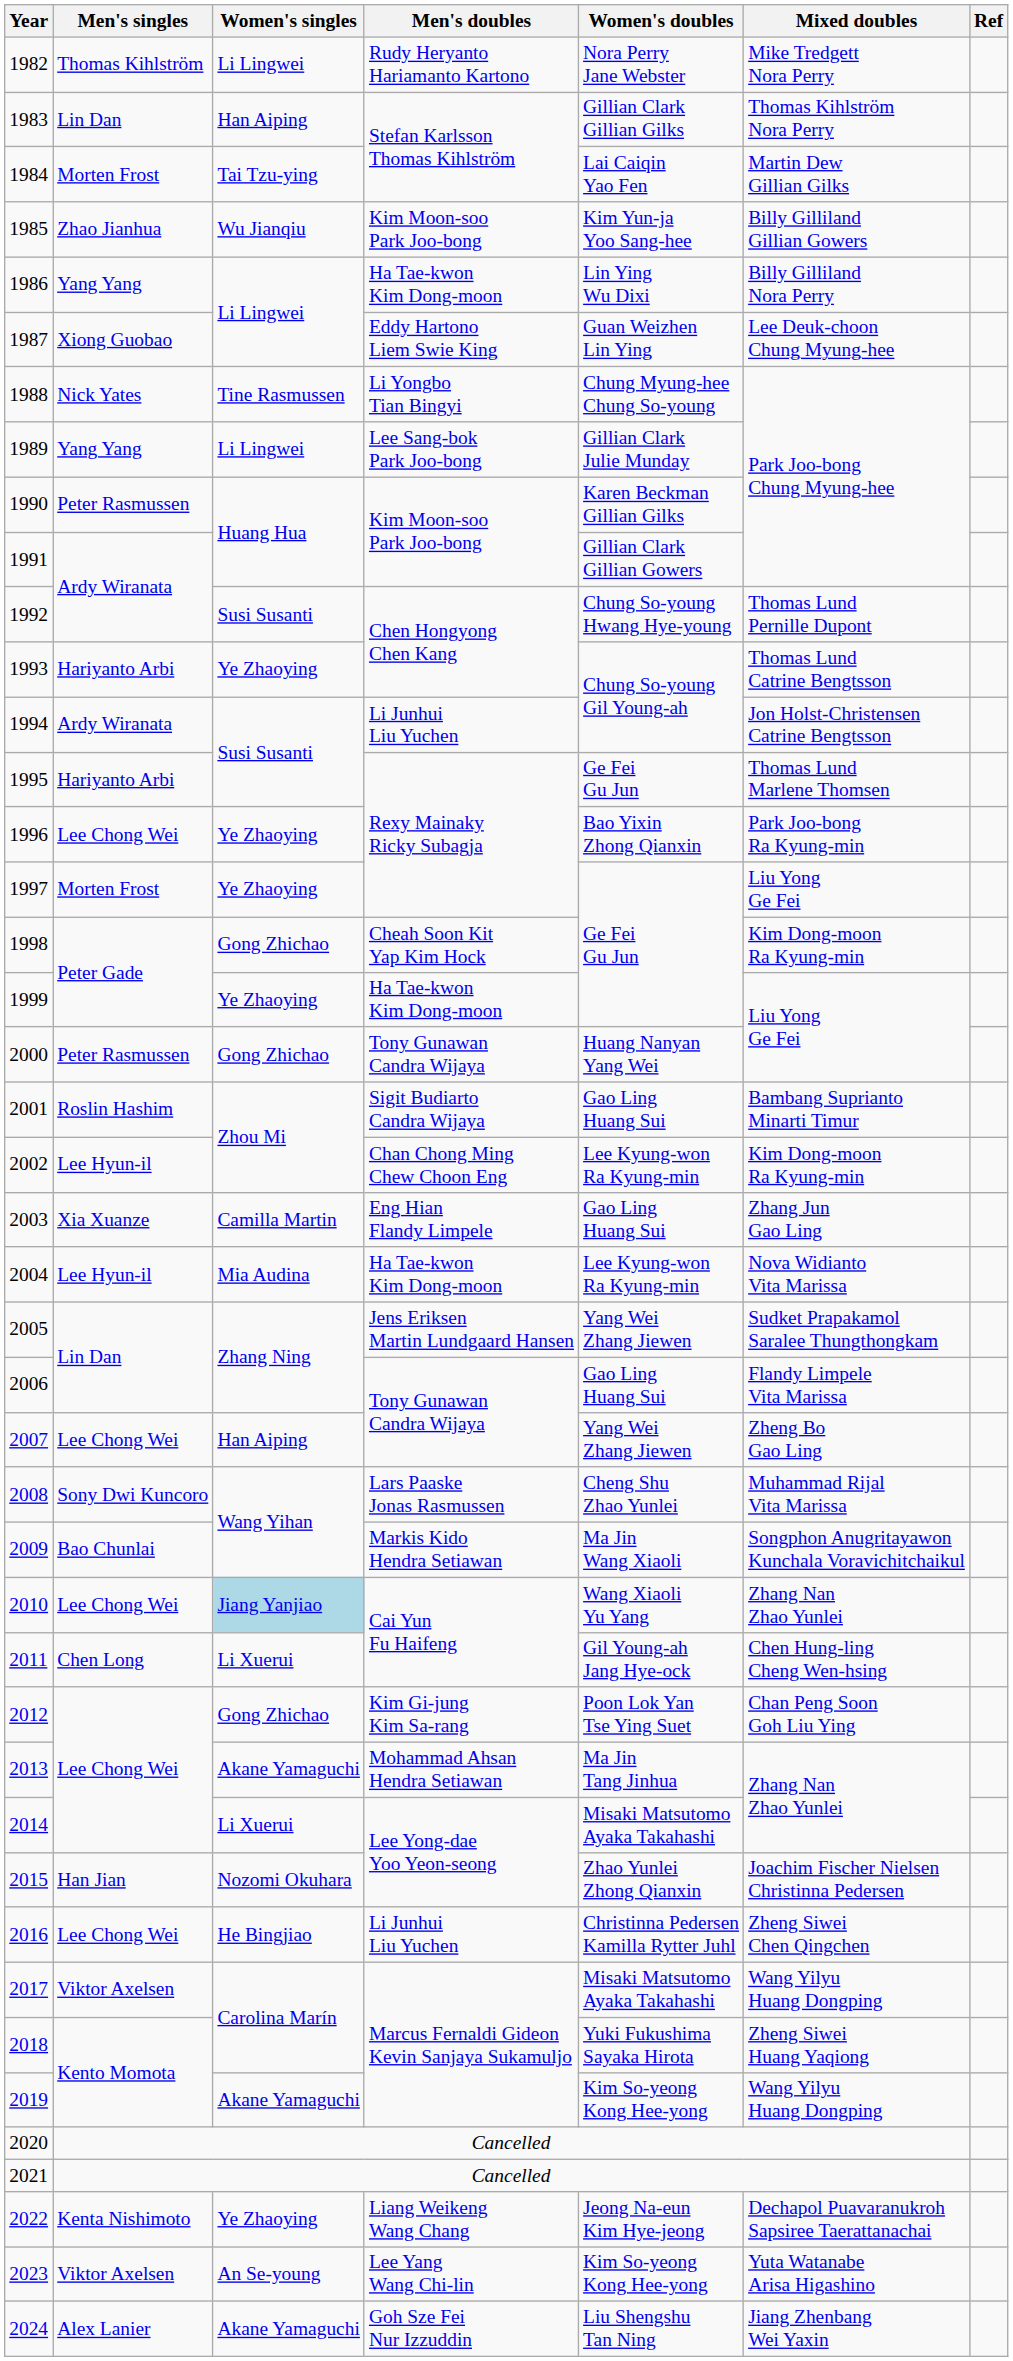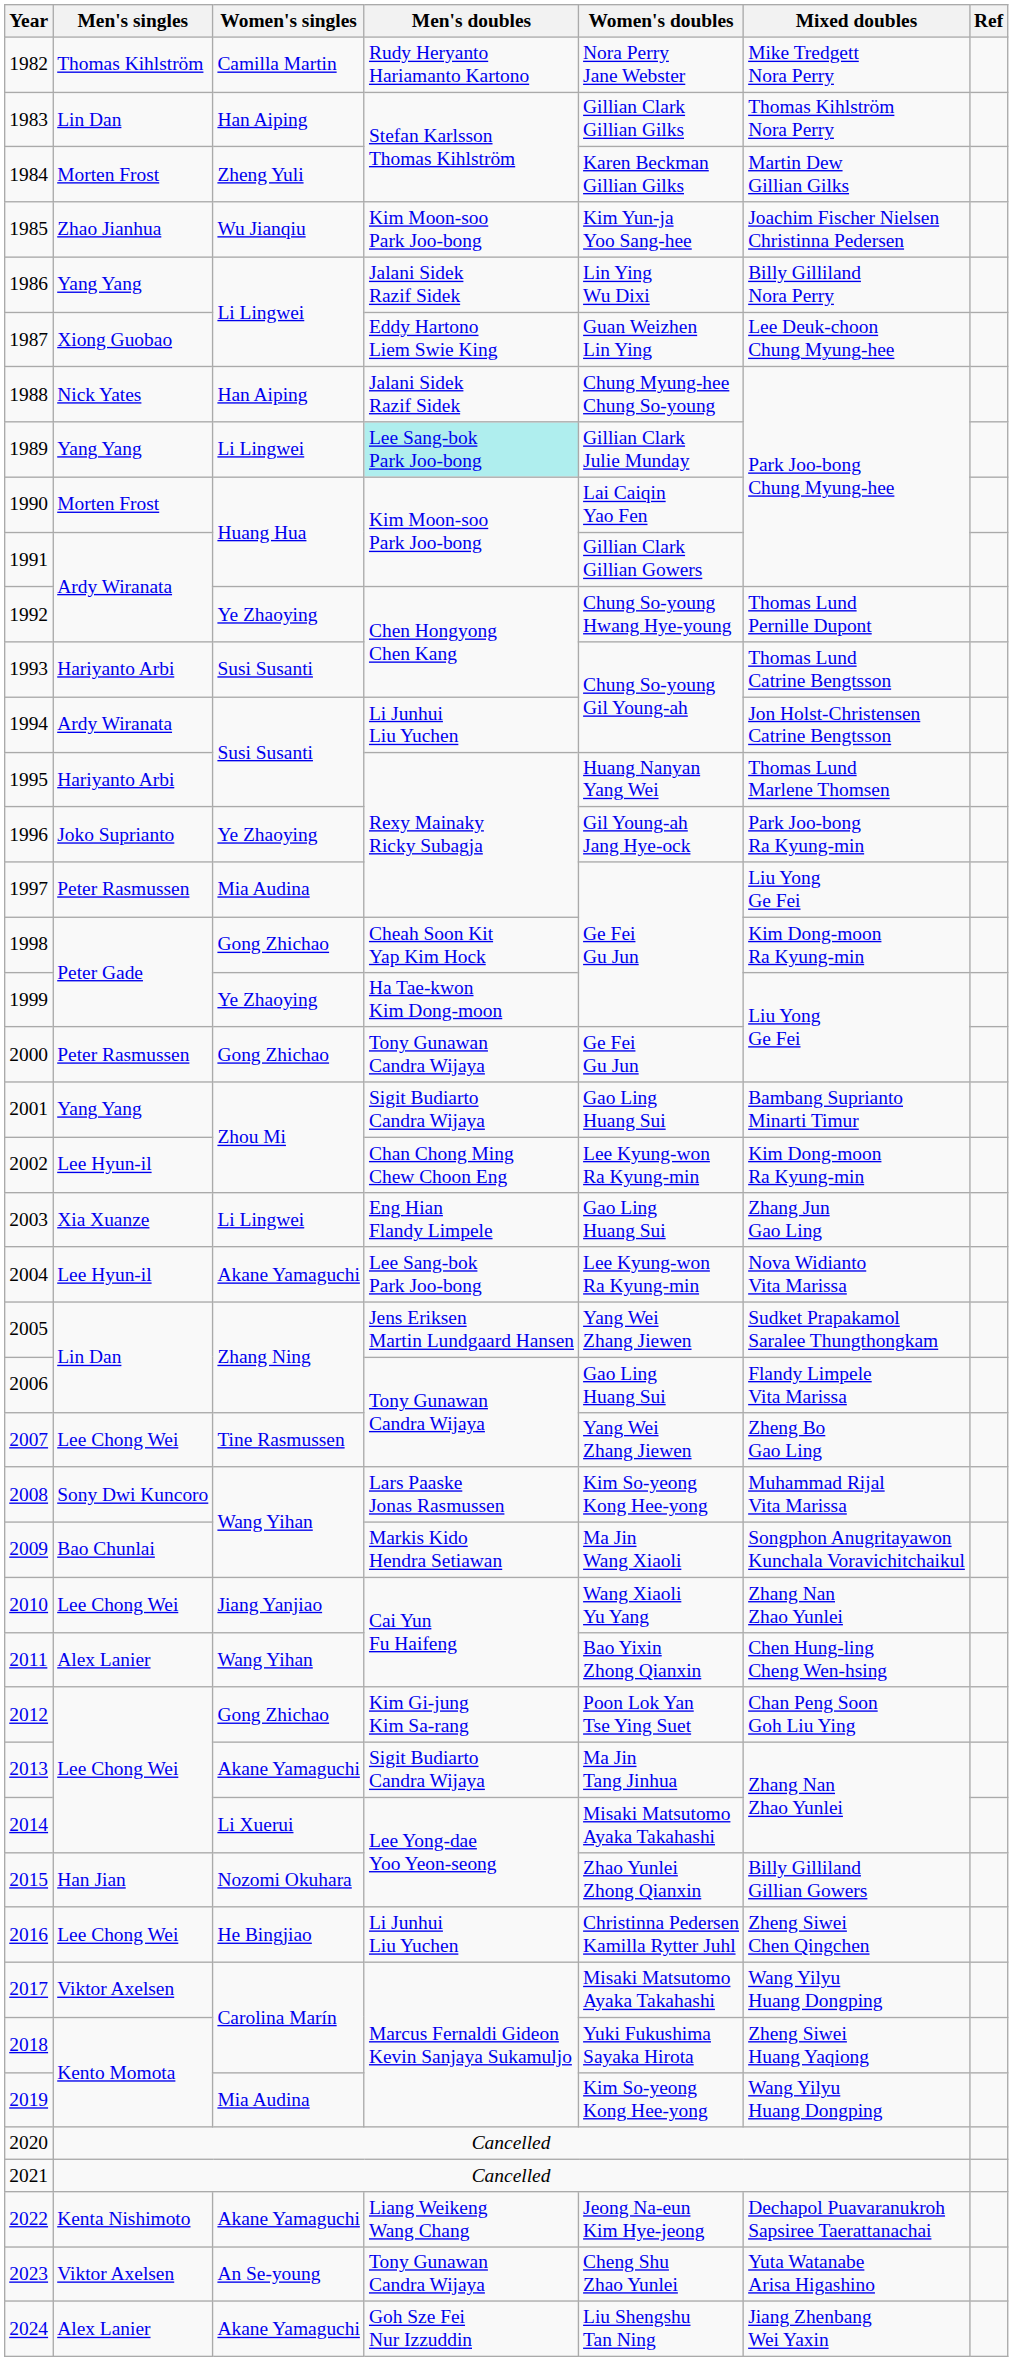(261, 64) Li Lingwei -> (277, 64) Camilla Martin
(268, 174) Tai Tzu-ying -> (260, 174) Zheng Yuli
(624, 174) Lai Caiqin Yao Fen -> (646, 174) Karen Beckman Gillian Gilks
(808, 229) Billy Gilliland Gillian Gowers -> (844, 229) Joachim Fischer Nielsen Christinna Pedersen
(436, 284) Ha Tae-kwon Kim Dong-moon -> (416, 284) Jalani Sidek Razif Sidek
(281, 394) Tine Rasmussen -> (262, 394) Han Aiping
(415, 394) Li Yongbo Tian Bingyi -> (416, 394) Jalani Sidek Razif Sidek
(425, 449) no background -> (425, 449) paleturquoise background
(123, 504) Peter Rasmussen -> (108, 504) Morten Frost
(646, 504) Karen Beckman Gillian Gilks -> (624, 504) Lai Caiqin Yao Fen
(265, 614) Susi Susanti -> (267, 614) Ye Zhaoying
(267, 669) Ye Zhaoying -> (265, 669) Susi Susanti
(611, 779) Ge Fei Gu Jun -> (642, 779) Huang Nanyan Yang Wei
(118, 834) Lee Chong Wei -> (116, 834) Joko Suprianto
(642, 834) Bao Yixin Zhong Qianxin -> (637, 834) Gil Young-ah Jang Hye-ock
(108, 889) Morten Frost -> (123, 889) Peter Rasmussen
(267, 889) Ye Zhaoying -> (264, 889) Mia Audina
(642, 1054) Huang Nanyan Yang Wei -> (611, 1054) Ge Fei Gu Jun
(115, 1109) Roslin Hashim -> (99, 1109) Yang Yang
(277, 1219) Camilla Martin -> (261, 1219) Li Lingwei
(264, 1274) Mia Audina -> (289, 1274) Akane Yamaguchi
(436, 1274) Ha Tae-kwon Kim Dong-moon -> (425, 1274) Lee Sang-bok Park Joo-bong
(262, 1439) Han Aiping -> (281, 1439) Tine Rasmussen
(630, 1494) Cheng Shu Zhao Yunlei -> (645, 1494) Kim So-yeong Kong Hee-yong
(270, 1604) lightblue background -> (270, 1604) no background
(101, 1659) Chen Long -> (104, 1659) Alex Lanier
(255, 1659) Li Xuerui -> (265, 1659) Wang Yihan
(637, 1659) Gil Young-ah Jang Hye-ock -> (642, 1659) Bao Yixin Zhong Qianxin
(443, 1769) Mohammad Ahsan Hendra Setiawan -> (427, 1769) Sigit Budiarto Candra Wijaya
(844, 1879) Joachim Fischer Nielsen Christinna Pedersen -> (808, 1879) Billy Gilliland Gillian Gowers
(289, 2099) Akane Yamaguchi -> (264, 2099) Mia Audina
(267, 2219) Ye Zhaoying -> (289, 2219) Akane Yamaguchi
(421, 2274) Lee Yang Wang Chi-lin -> (428, 2274) Tony Gunawan Candra Wijaya
(645, 2274) Kim So-yeong Kong Hee-yong -> (630, 2274) Cheng Shu Zhao Yunlei
